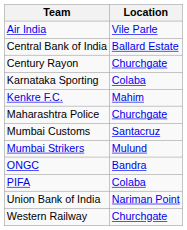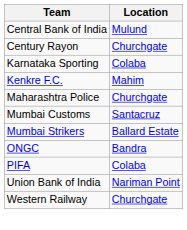- row: (26, 30)
(145, 47) Ballard Estate -> (129, 30) Mulund
(129, 149) Mulund -> (145, 132) Ballard Estate
